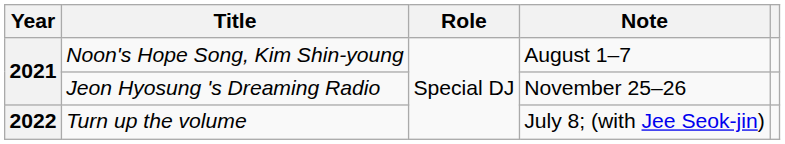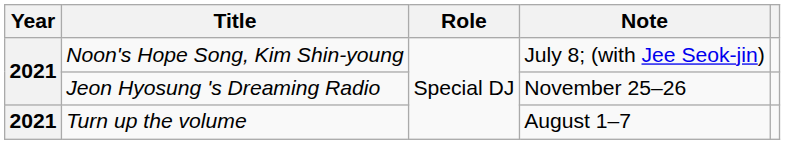(578, 54) August 1–7 -> (644, 54) July 8; (with Jee Seok-jin)
(33, 121) 2022 -> (33, 121) 2021
(644, 121) July 8; (with Jee Seok-jin) -> (578, 121) August 1–7
